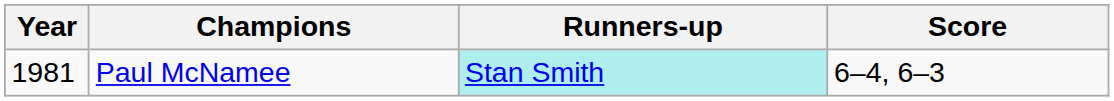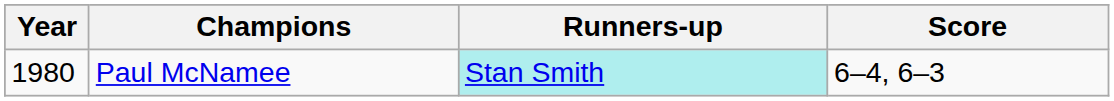(43, 72) 1981 -> (43, 72) 1980
